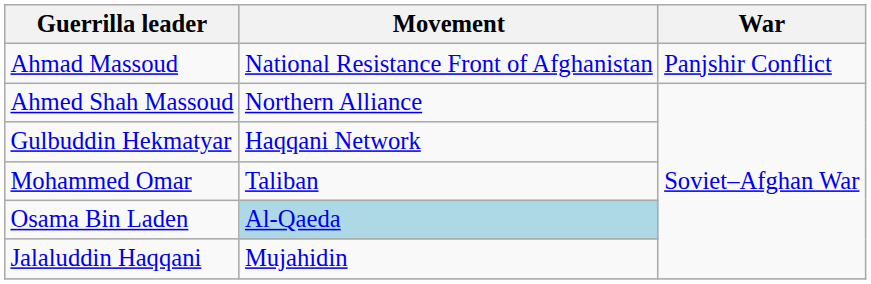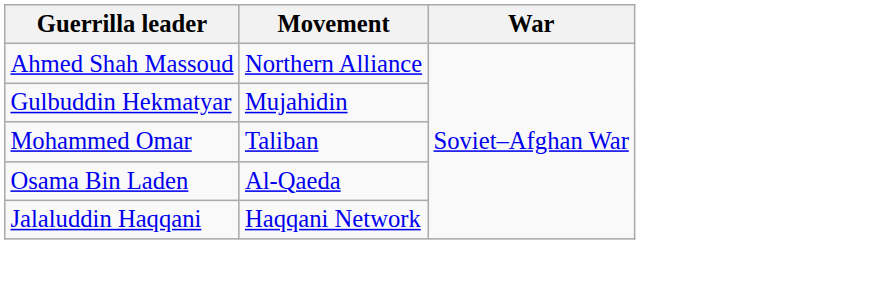- row: (94, 63)
(333, 141) Haqqani Network -> (296, 102) Mujahidin
(293, 219) lightblue background -> (293, 180) no background
(296, 258) Mujahidin -> (333, 219) Haqqani Network
